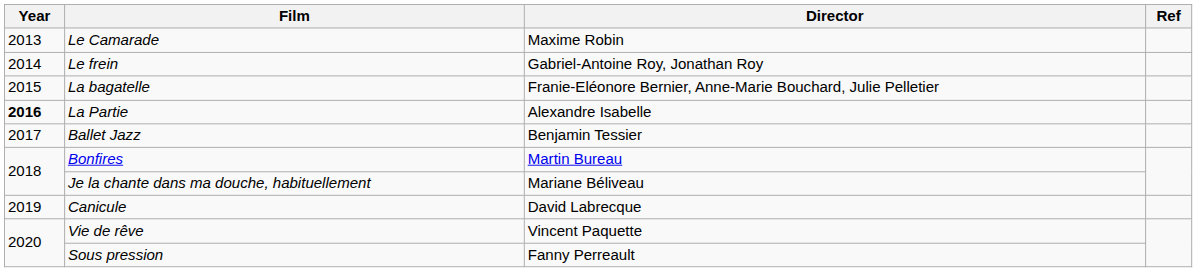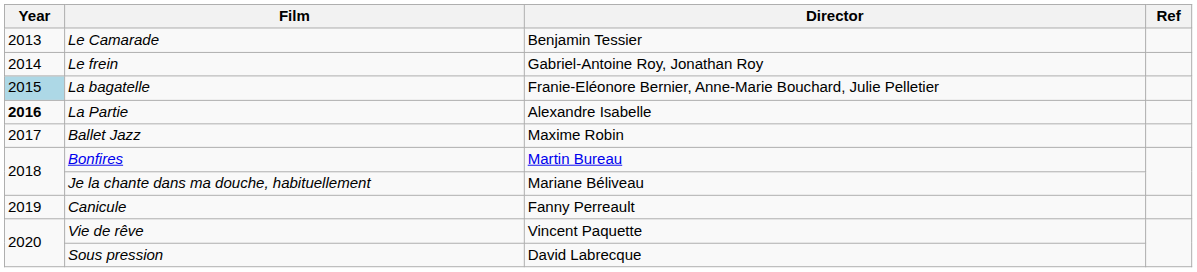(576, 40) Maxime Robin -> (585, 40) Benjamin Tessier
(25, 87) no background -> (25, 87) lightblue background
(585, 135) Benjamin Tessier -> (576, 135) Maxime Robin
(585, 207) David Labrecque -> (581, 207) Fanny Perreault
(581, 254) Fanny Perreault -> (585, 254) David Labrecque
